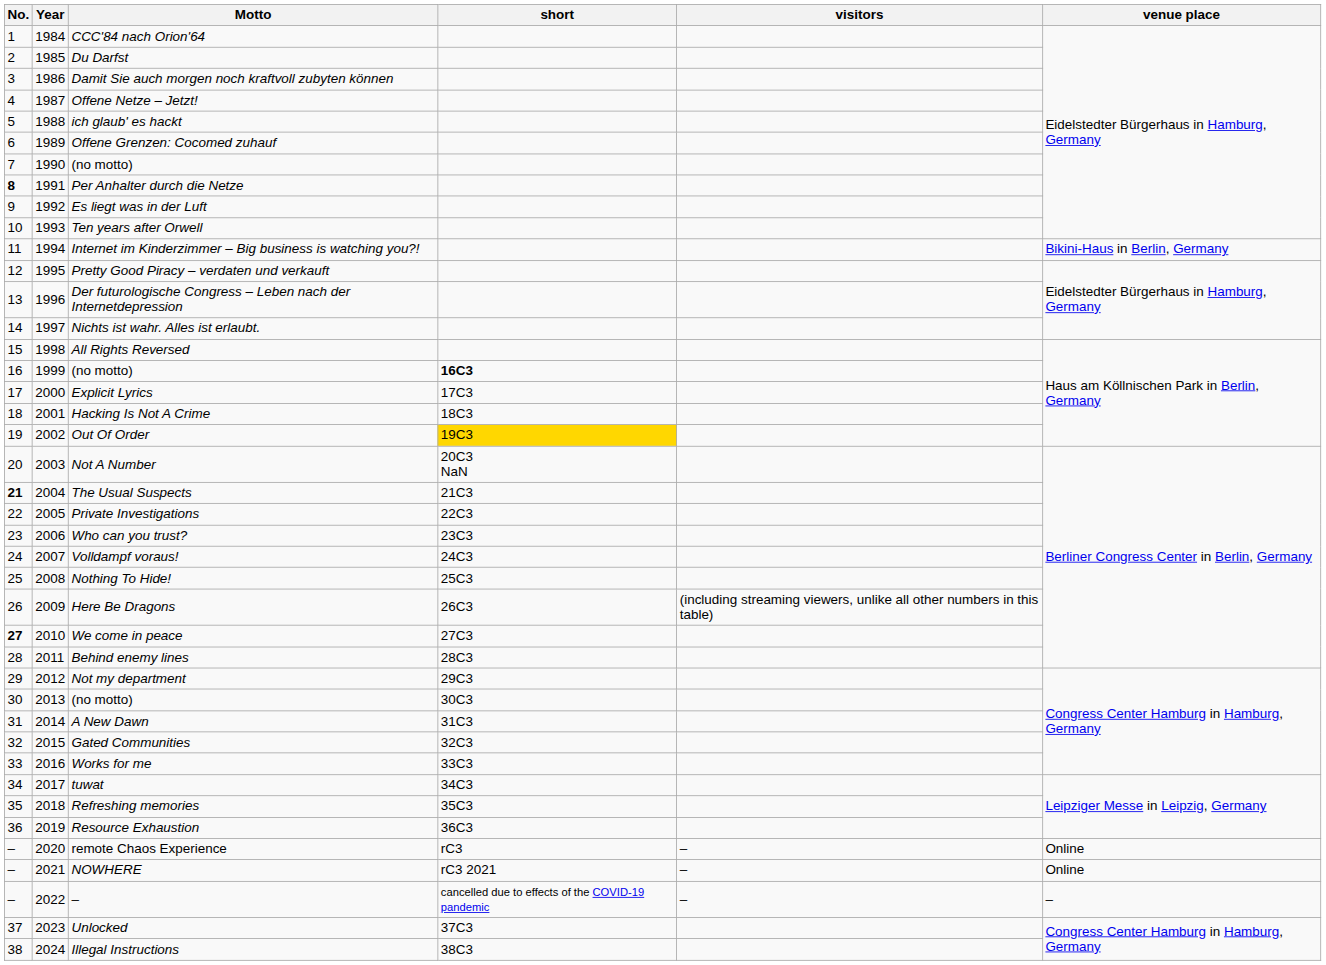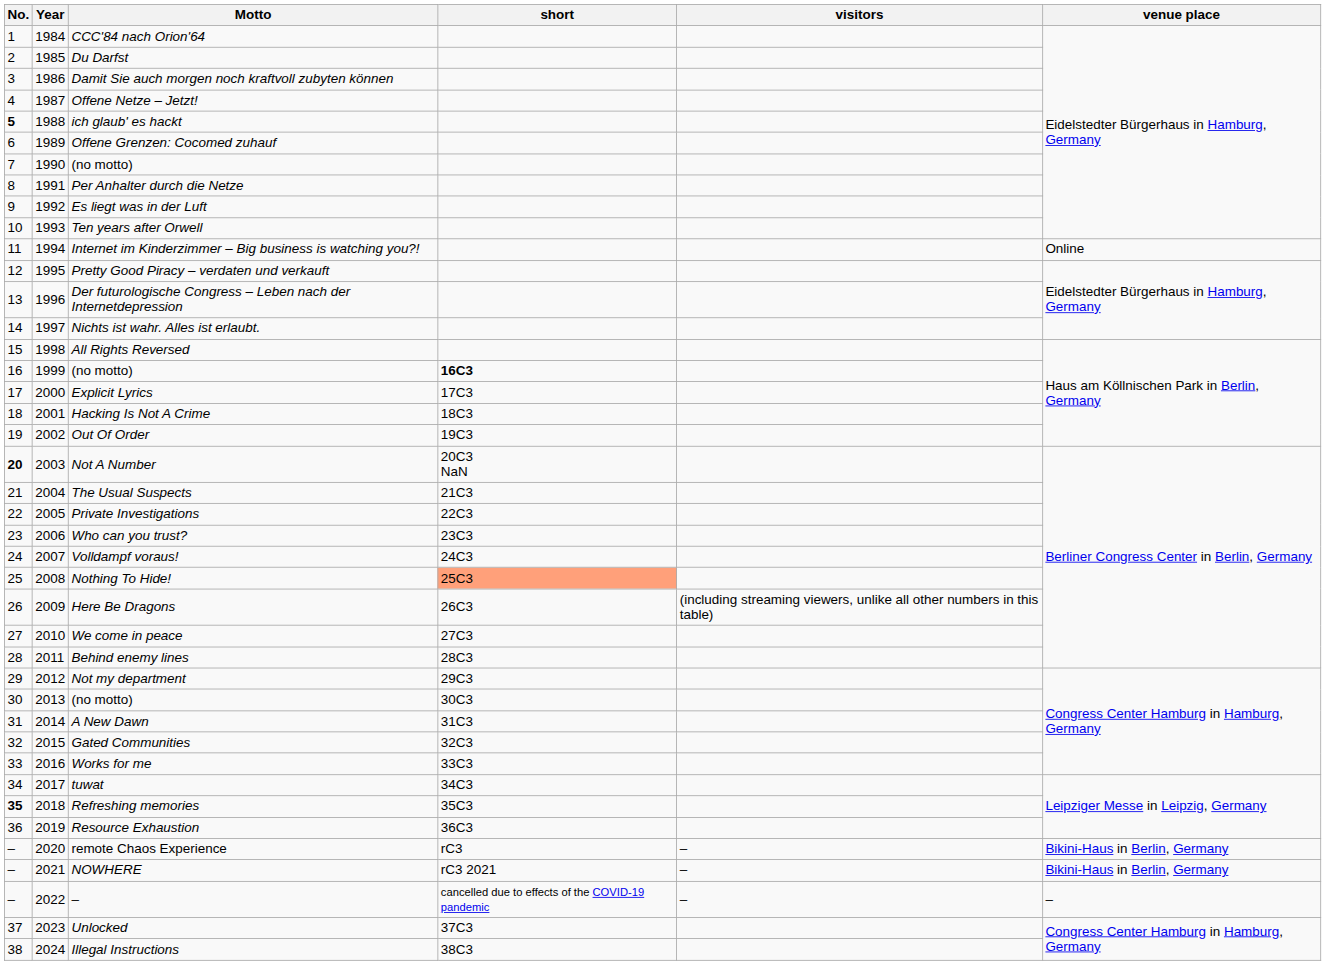(11, 121) normal -> (11, 121) bold
(11, 185) bold -> (11, 185) normal
(1137, 249) Bikini-Haus in Berlin, Germany -> (1065, 249) Online
(457, 435) gold background -> (457, 435) no background
(15, 464) normal -> (15, 464) bold
(15, 493) bold -> (15, 493) normal
(457, 578) no background -> (457, 578) lightsalmon background
(15, 636) bold -> (15, 636) normal
(15, 806) normal -> (15, 806) bold
(1065, 849) Online -> (1137, 849) Bikini-Haus in Berlin, Germany
(1065, 870) Online -> (1137, 870) Bikini-Haus in Berlin, Germany
